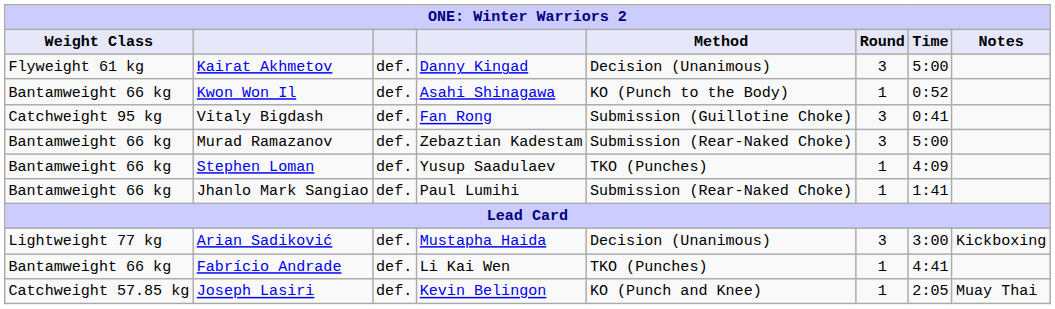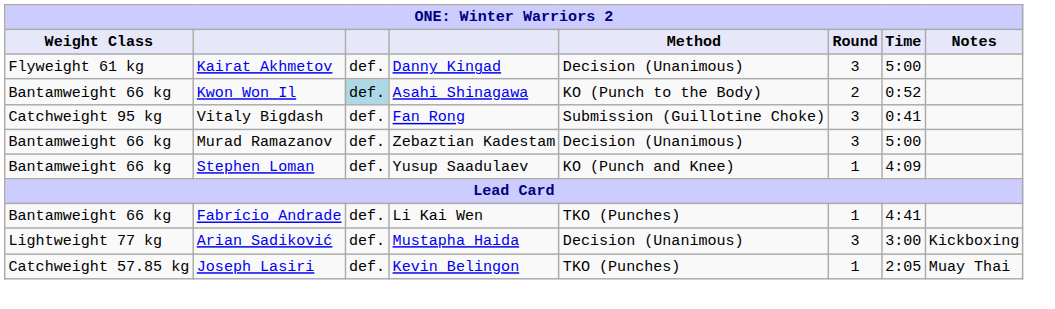(394, 92) no background -> (367, 92) lightblue background
(882, 92) 1 -> (855, 92) 2
(721, 142) Submission (Rear-Naked Choke) -> (653, 142) Decision (Unanimous)
(649, 167) TKO (Punches) -> (649, 167) KO (Punch and Knee)
- row: (283, 192)
rows swapped: (265, 241) <-> (269, 266)
(676, 291) KO (Punch and Knee) -> (622, 266) TKO (Punches)
